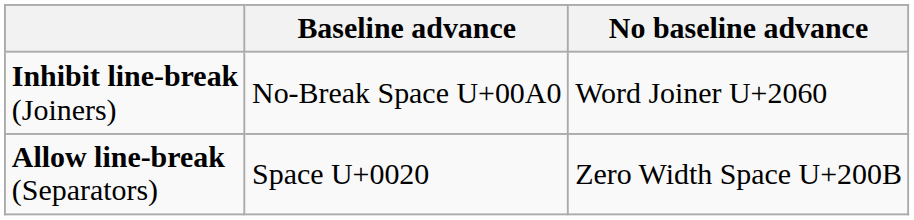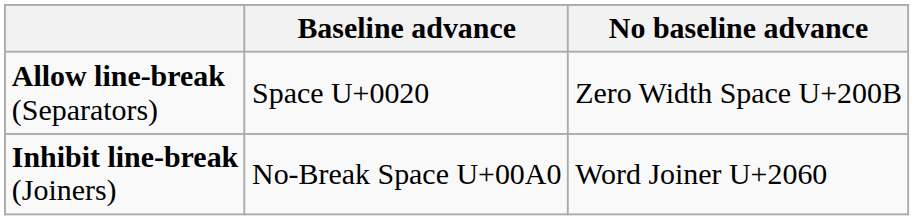rows swapped: (118, 173) <-> (125, 92)
